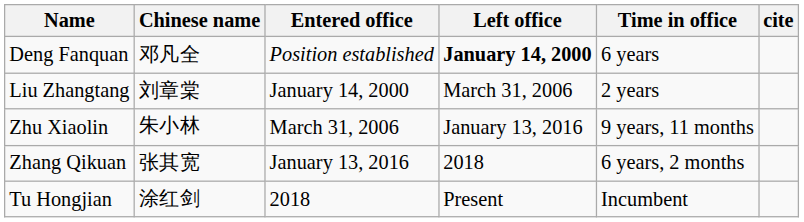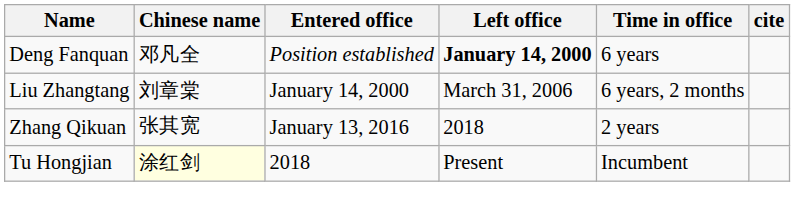(630, 90) 2 years -> (673, 90) 6 years, 2 months
- row: (59, 126)
(673, 162) 6 years, 2 months -> (630, 126) 2 years
(169, 198) no background -> (169, 162) lightyellow background
